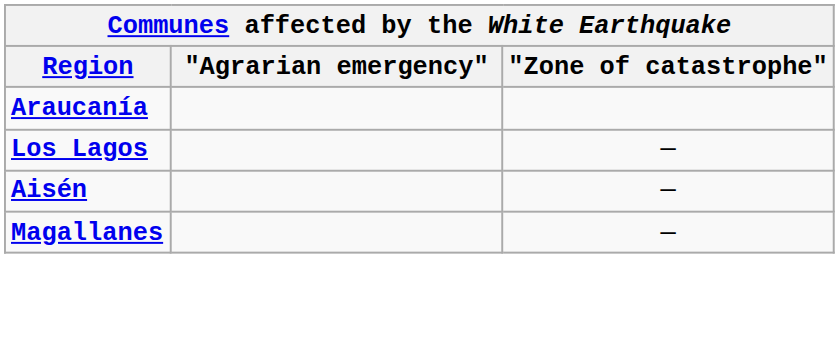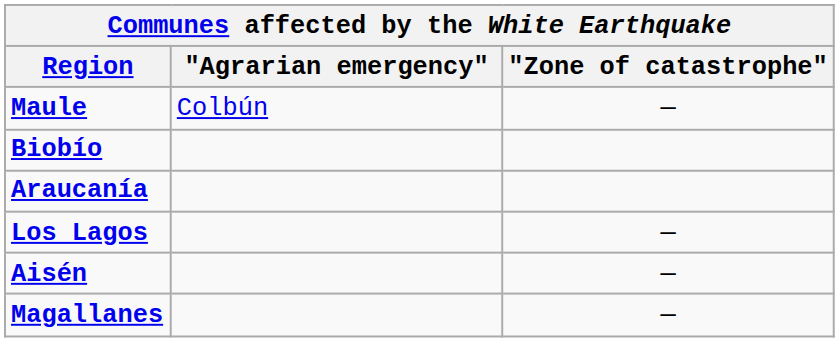+ row: (49, 108)
+ row: (57, 150)
